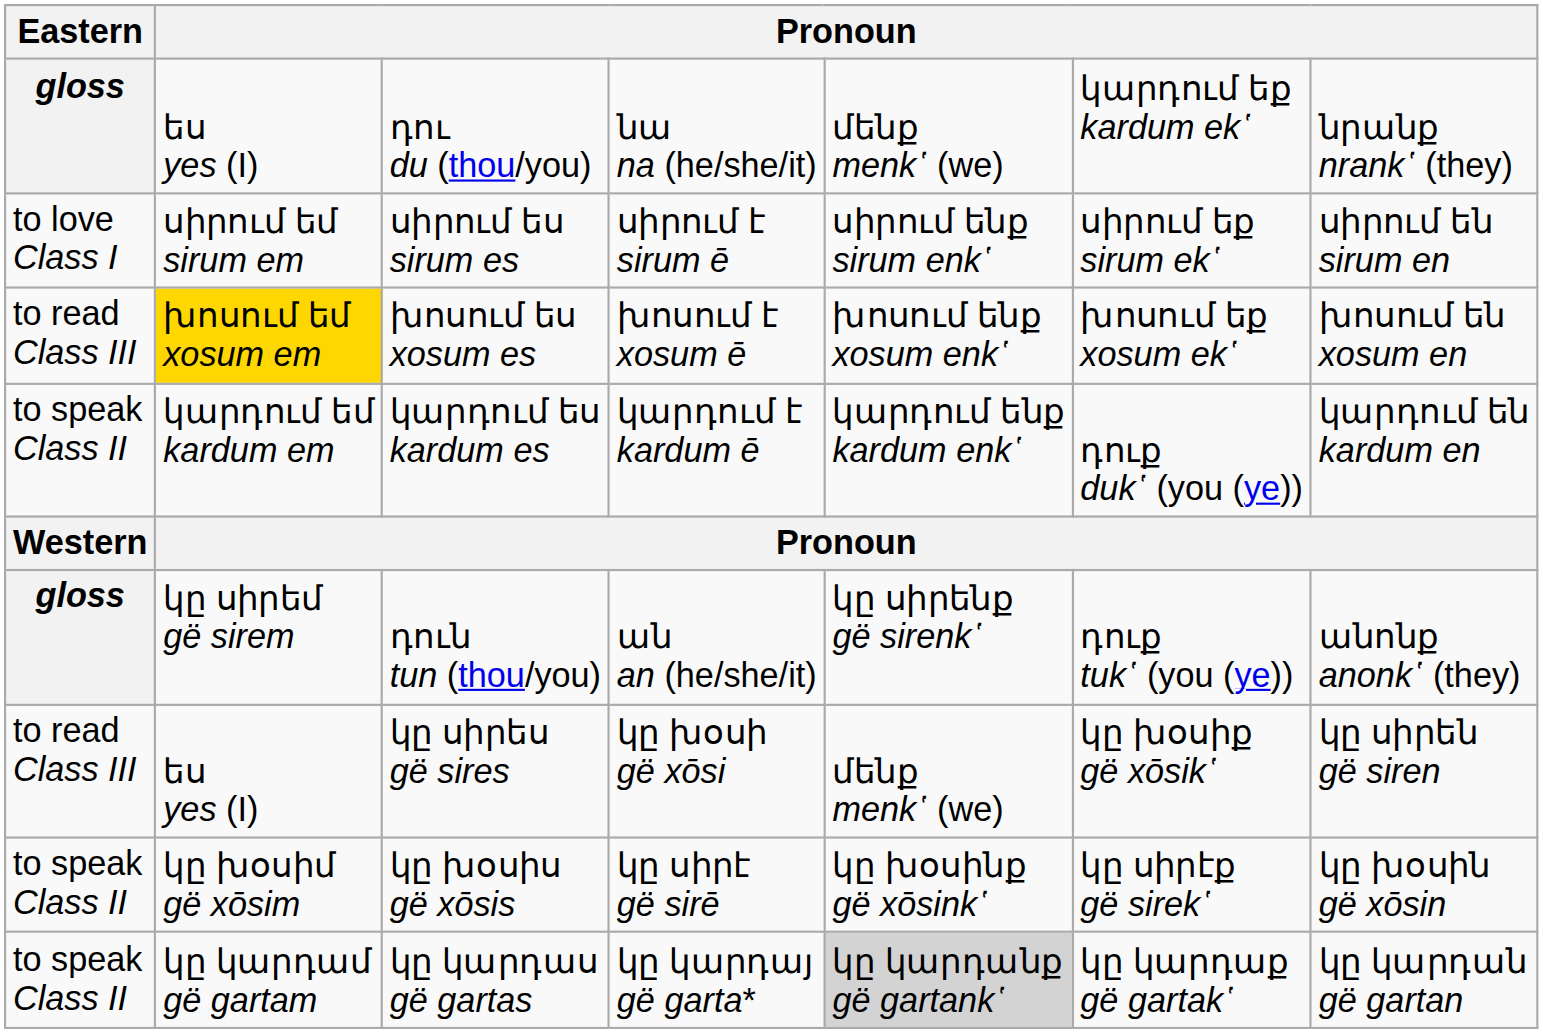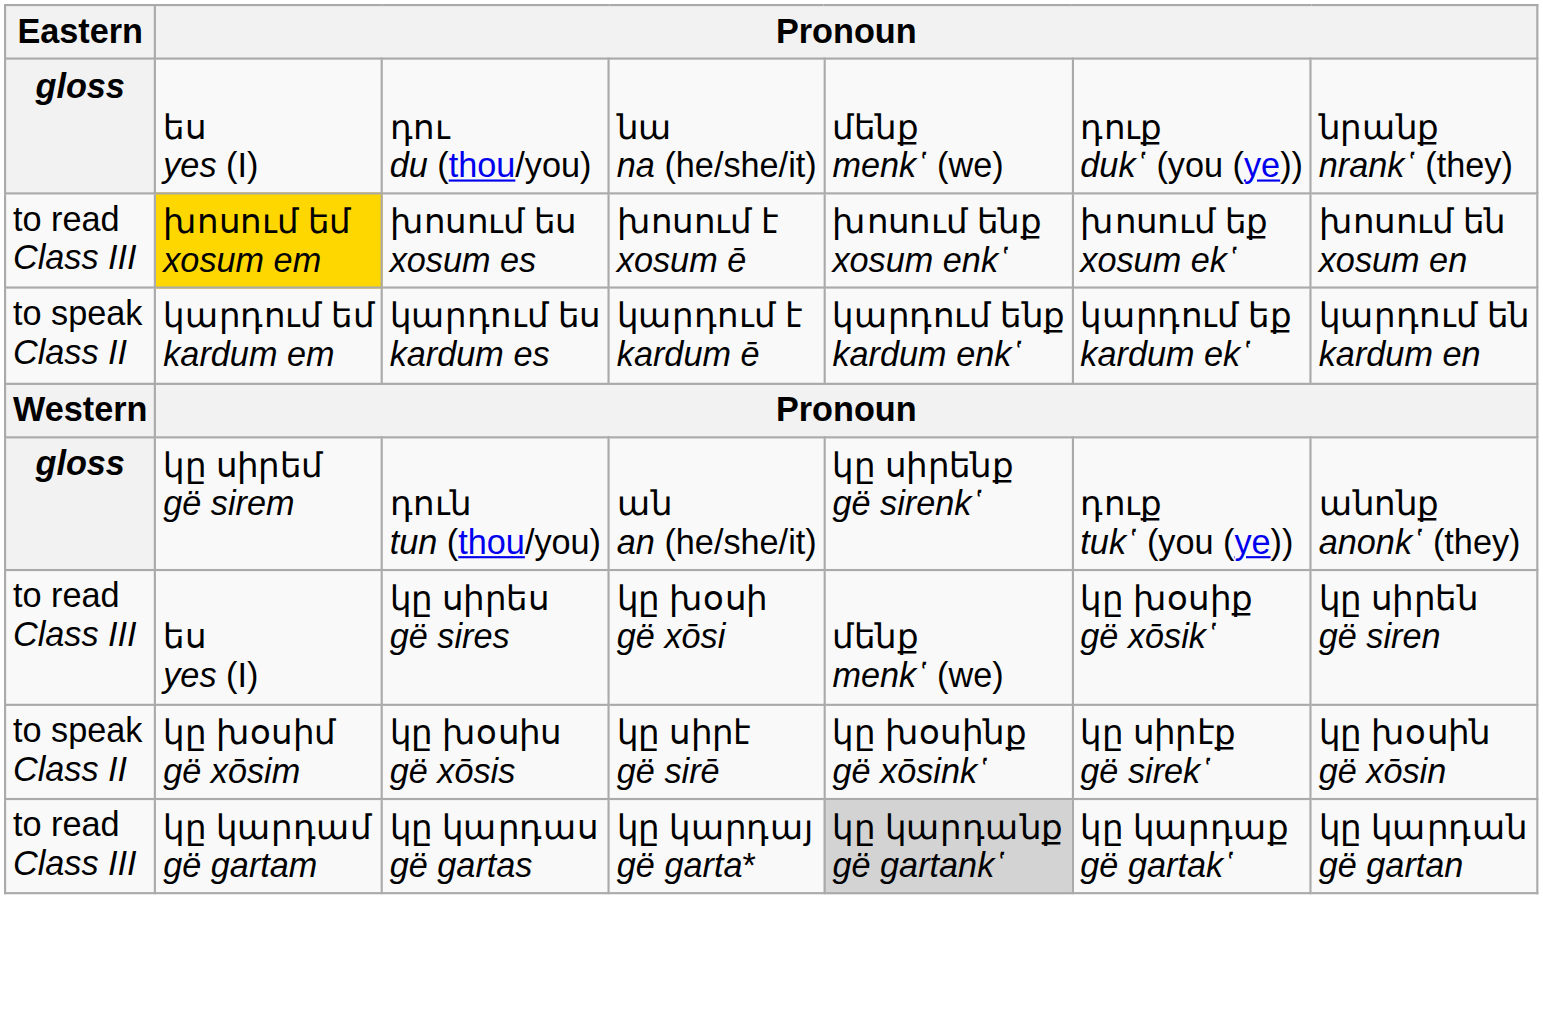(1186, 107) կարդում եք kardum ek῾ -> (1192, 145) դուք duk῾ (you (ye))
- row: (477, 240)
(1192, 469) դուք duk῾ (you (ye)) -> (1186, 335) կարդում եք kardum ek῾
(78, 978) to speak Class II -> (75, 844) to read Class III
